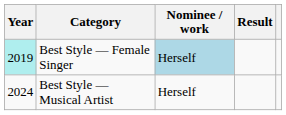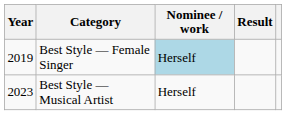(20, 57) paleturquoise background -> (20, 57) no background
(20, 92) 2024 -> (20, 92) 2023
